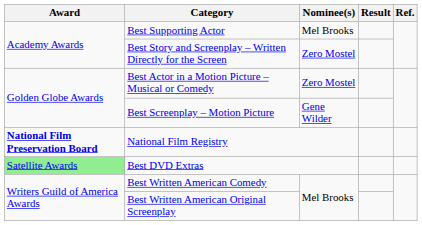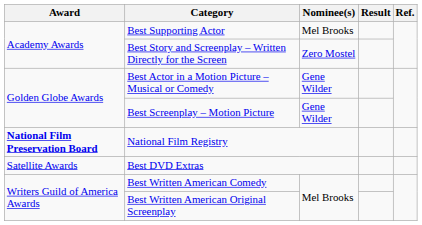(329, 83) Zero Mostel -> (317, 83) Gene Wilder
(42, 165) lightgreen background -> (42, 165) no background
